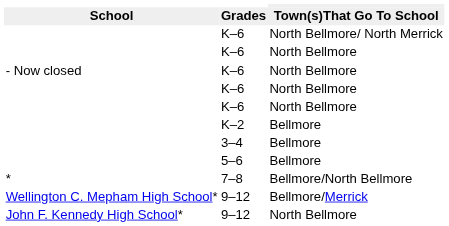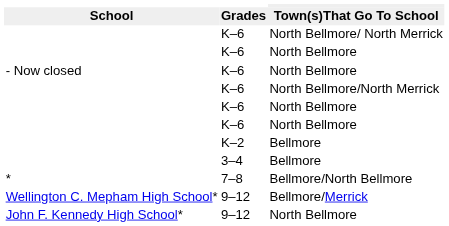+ row: (233, 88)
- row: (232, 160)
